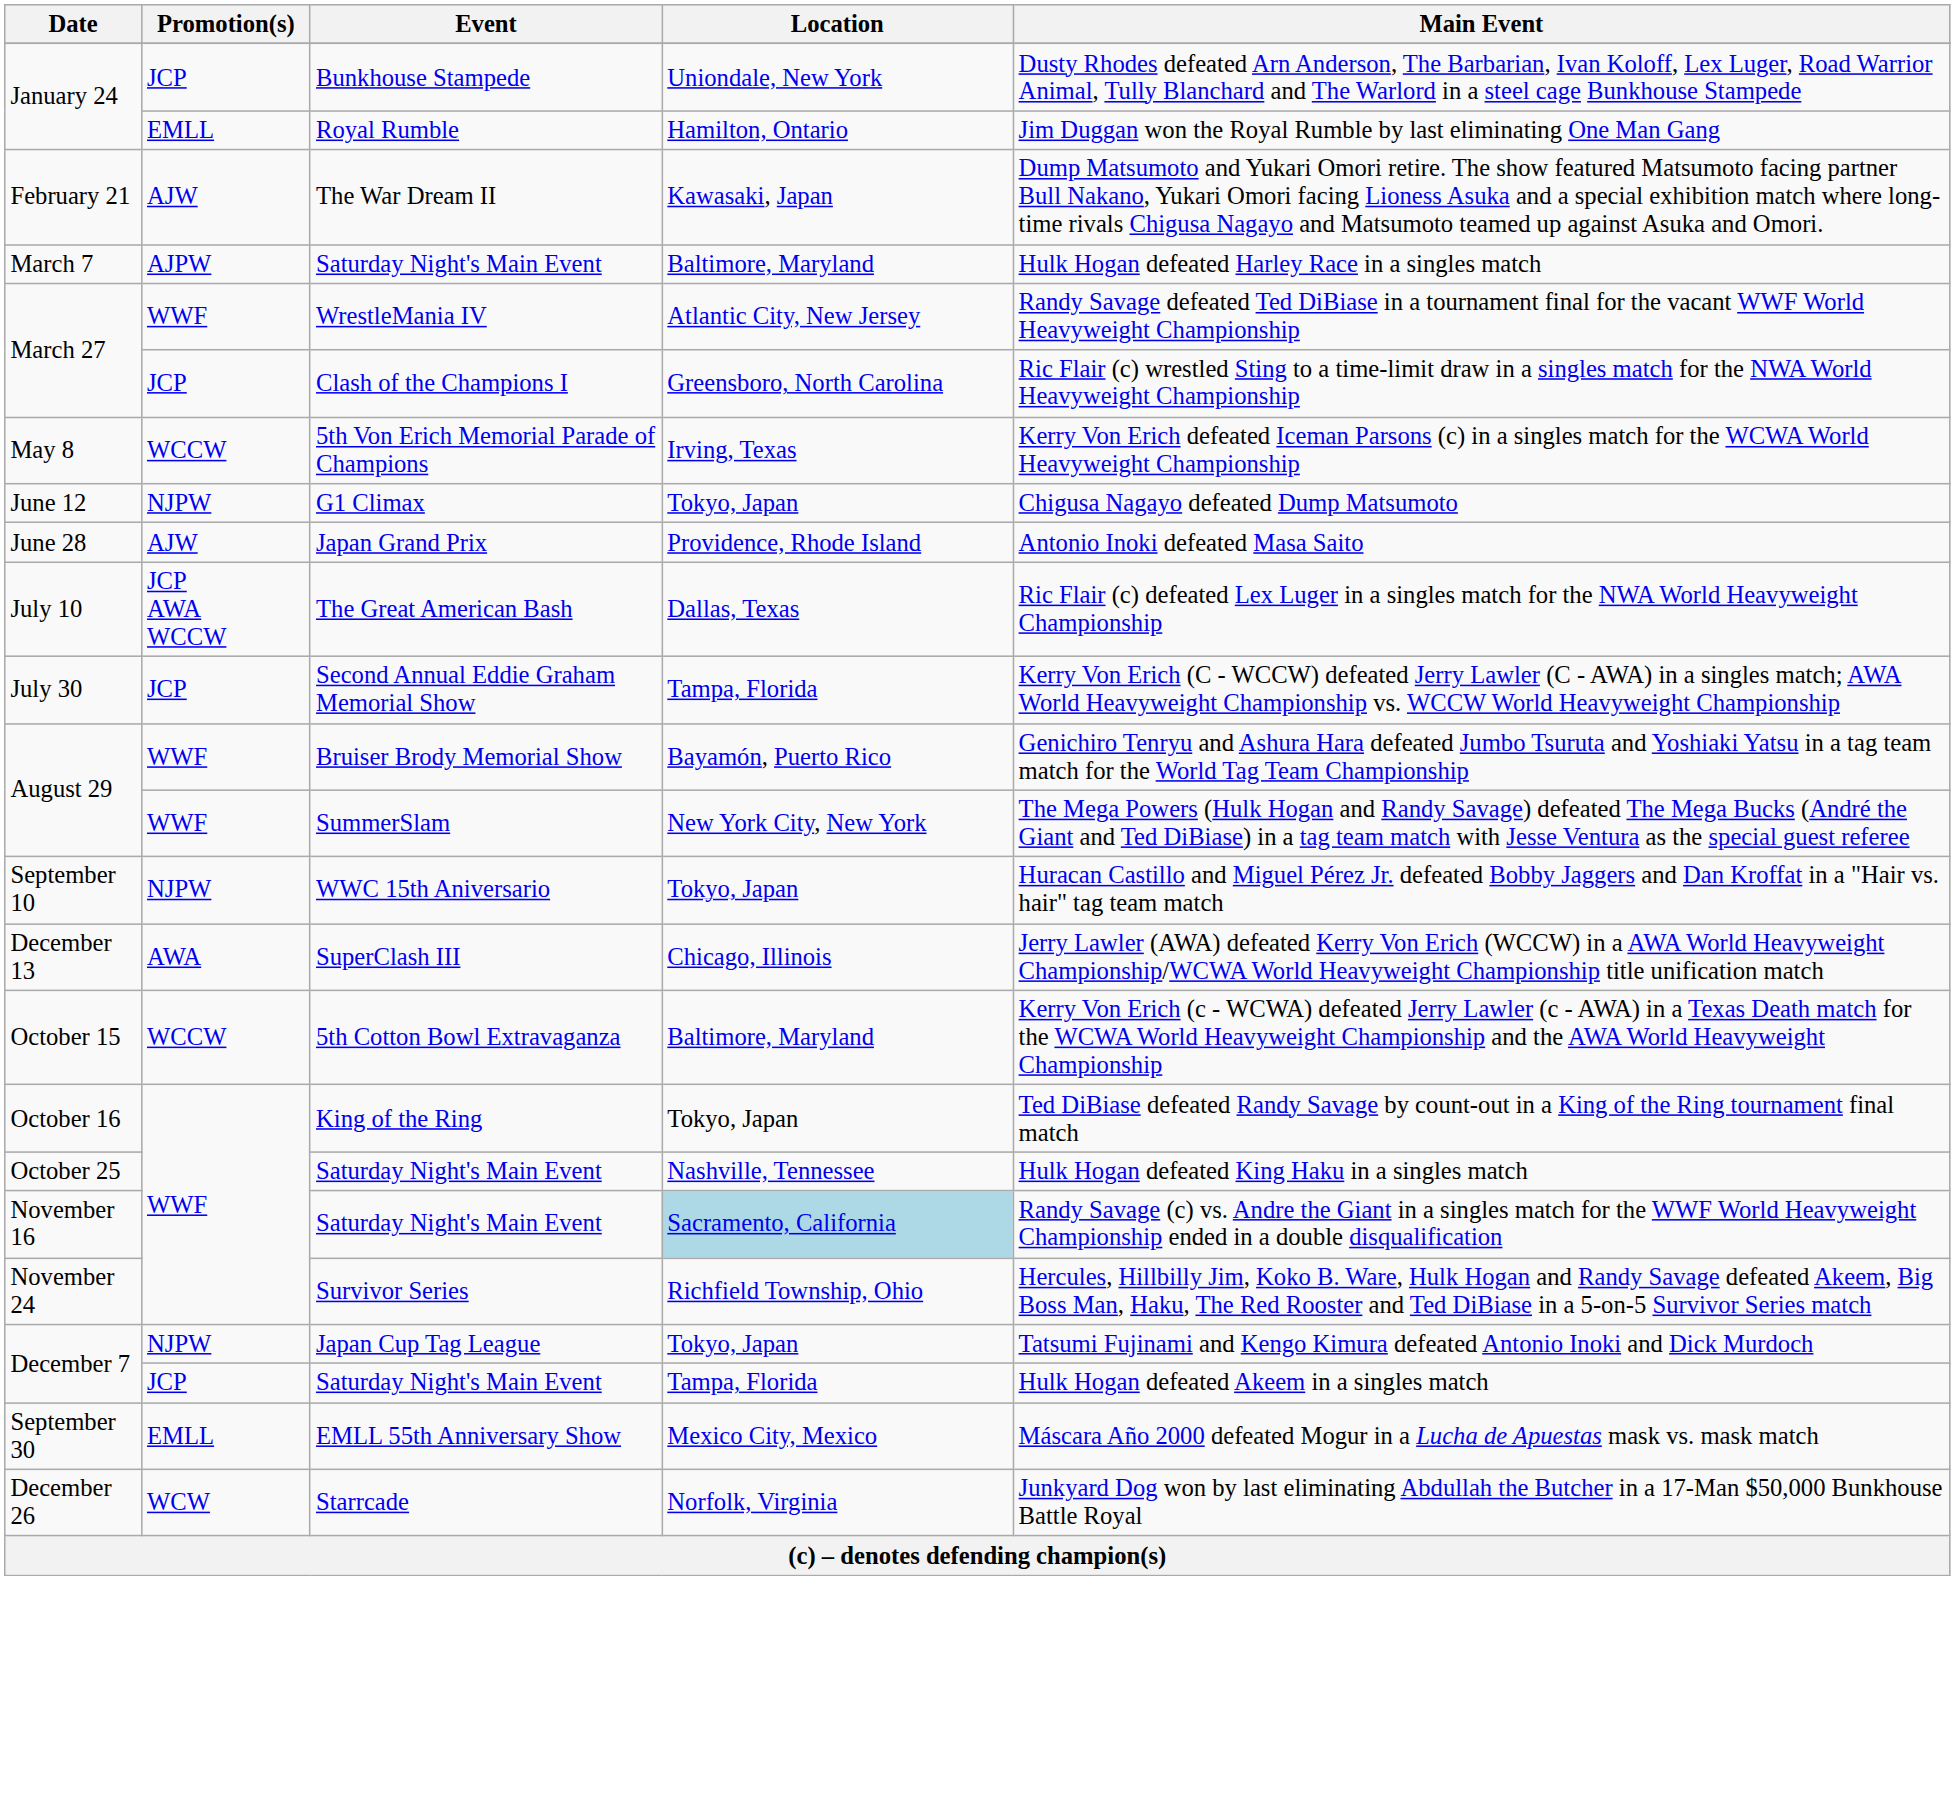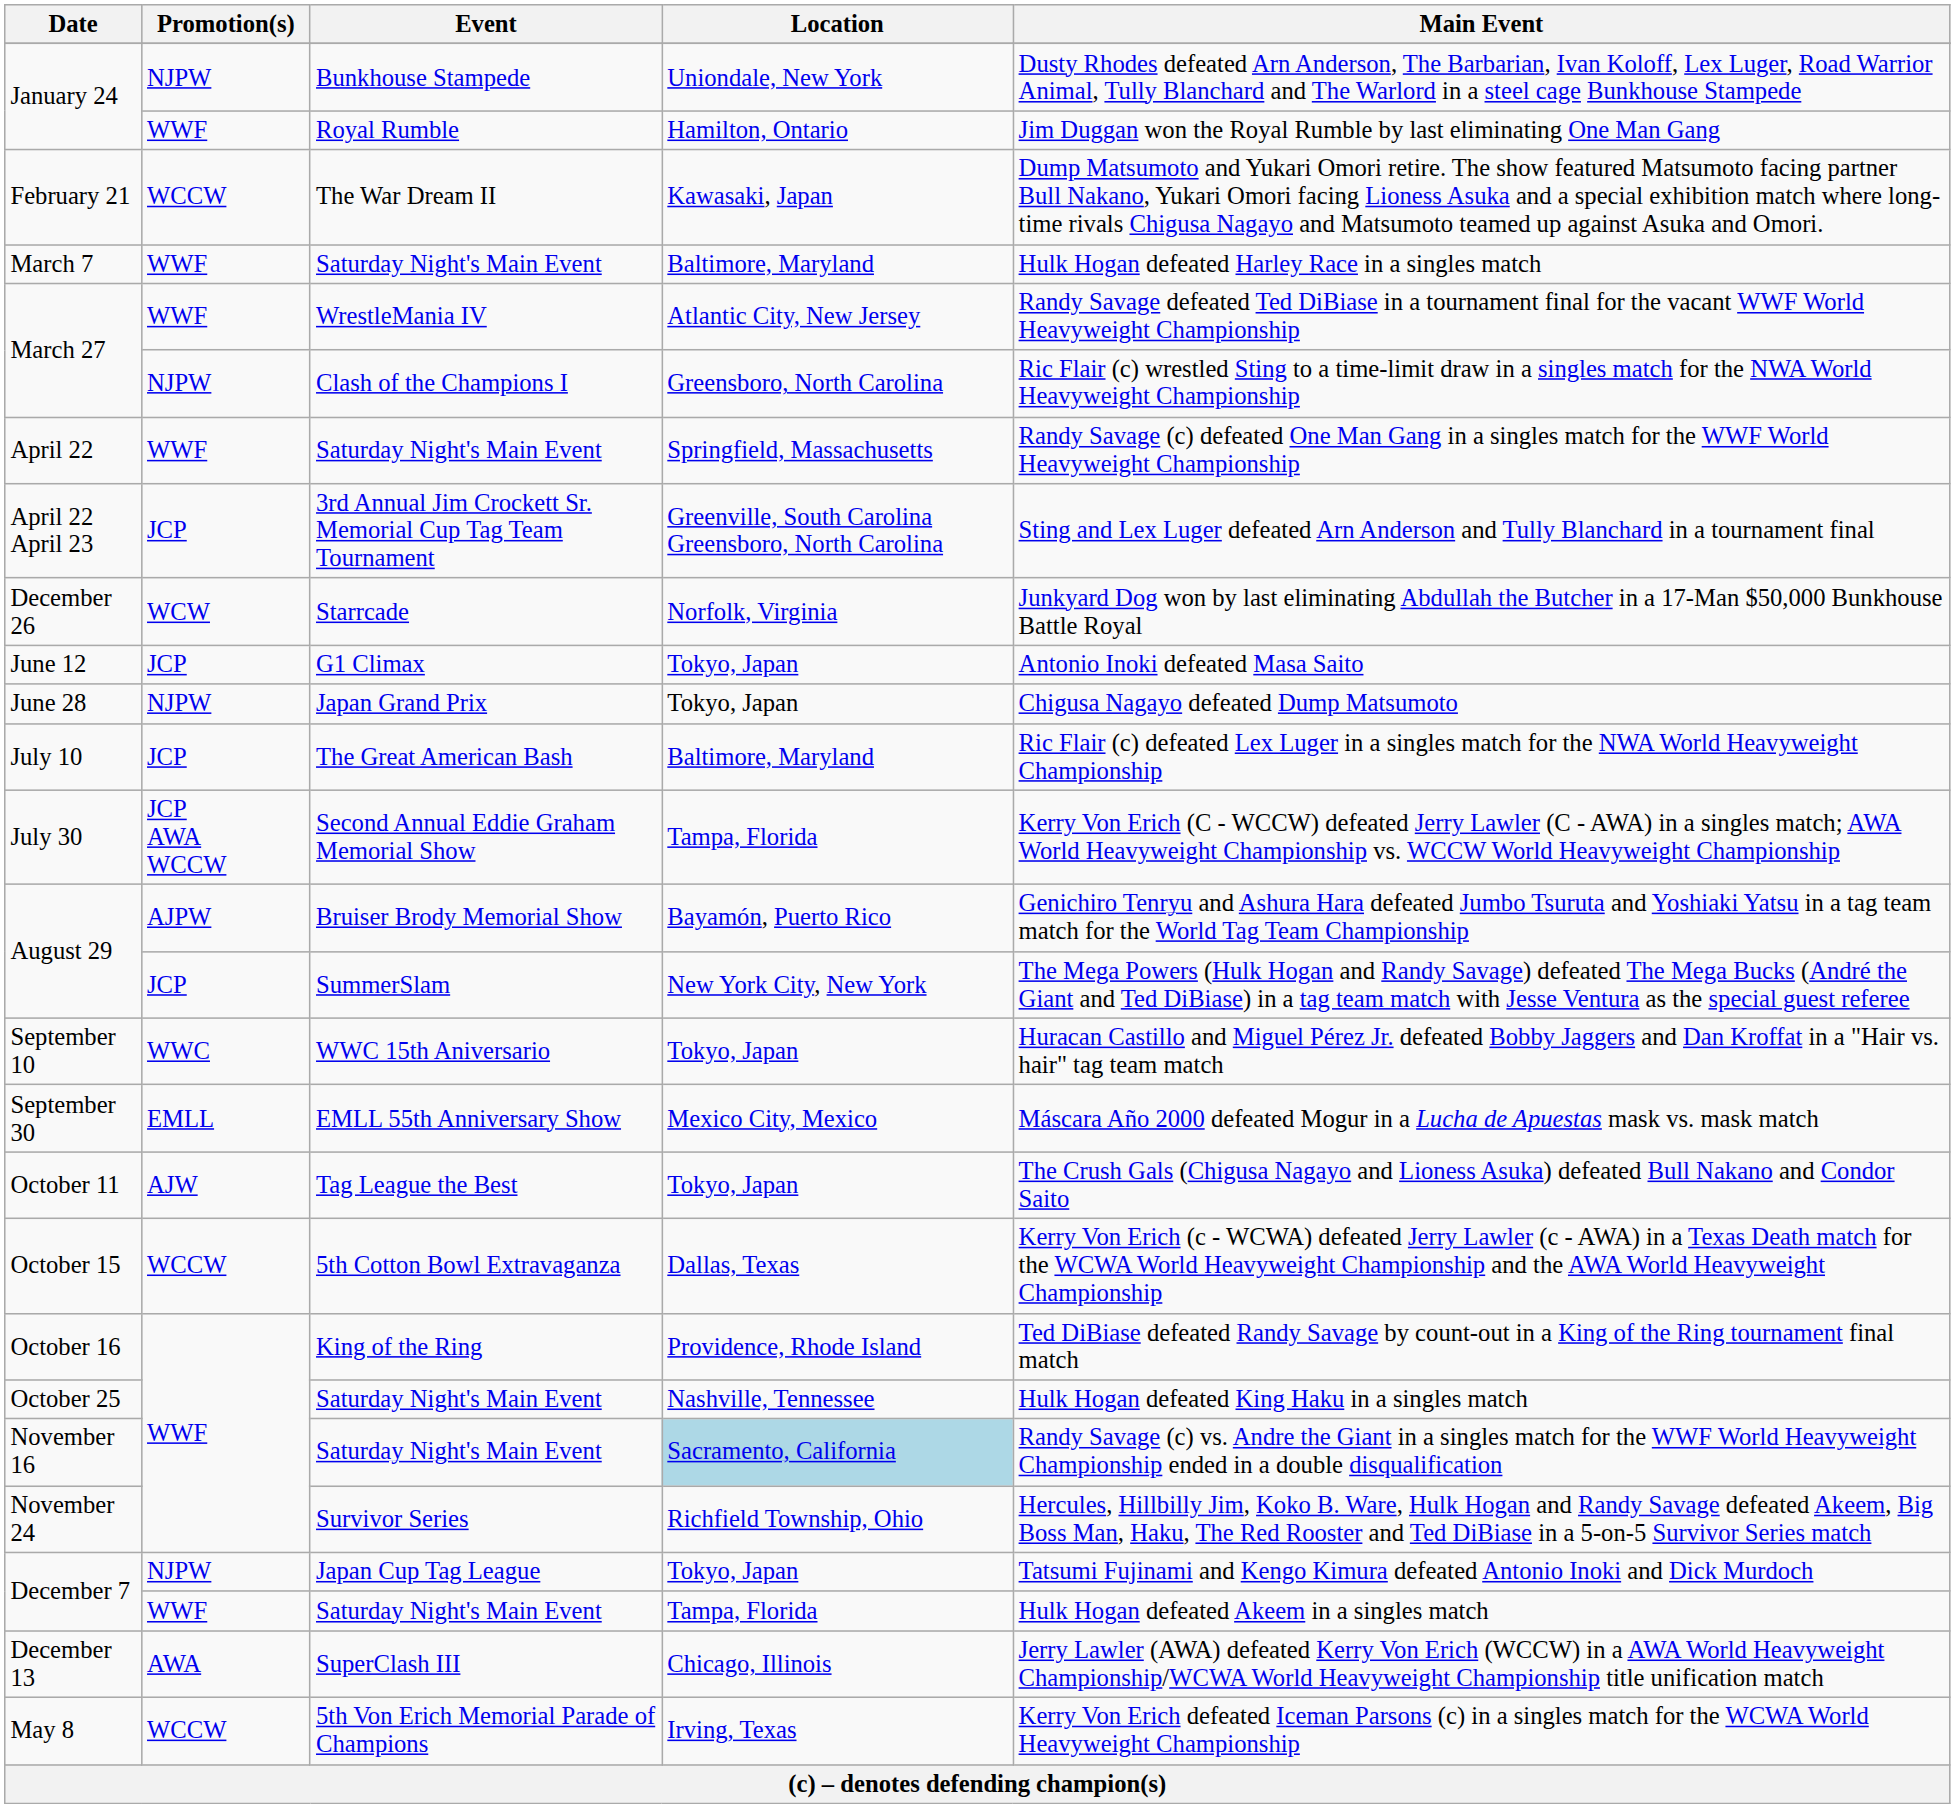(167, 76) JCP -> (179, 76) NJPW
(181, 129) EMLL -> (177, 129) WWF
(172, 196) AJW -> (187, 196) WCCW
(179, 263) AJPW -> (177, 263) WWF
(167, 383) JCP -> (179, 383) NJPW
+ row: (52, 450)
+ row: (52, 530)
rows swapped: (42, 450) <-> (61, 1502)
(179, 502) NJPW -> (167, 664) JCP
(1238, 502) Chigusa Nagayo defeated Dump Matsumoto -> (1191, 664) Antonio Inoki defeated Masa Saito
(172, 542) AJW -> (179, 703) NJPW
(794, 542) Providence, Rhode Island -> (733, 703) Tokyo, Japan
(1191, 542) Antonio Inoki defeated Masa Saito -> (1238, 703) Chigusa Nagayo defeated Dump Matsumoto
(187, 608) JCP AWA WCCW -> (167, 756) JCP
(733, 608) Dallas, Texas -> (771, 756) Baltimore, Maryland
(167, 689) JCP -> (187, 836) JCP AWA WCCW
(177, 756) WWF -> (179, 917) AJPW
(177, 823) WWF -> (167, 984) JCP
(179, 889) NJPW -> (179, 1051) WWC
rows swapped: (63, 1435) <-> (61, 956)
+ row: (65, 1184)
(771, 1037) Baltimore, Maryland -> (733, 1265) Dallas, Texas
(733, 1118) Tokyo, Japan -> (794, 1346) Providence, Rhode Island
(167, 1382) JCP -> (177, 1610) WWF
